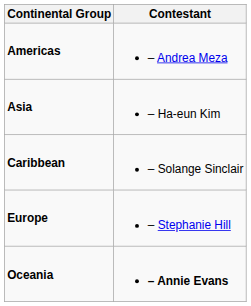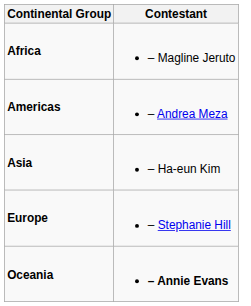+ row: (24, 51)
- row: (36, 163)
